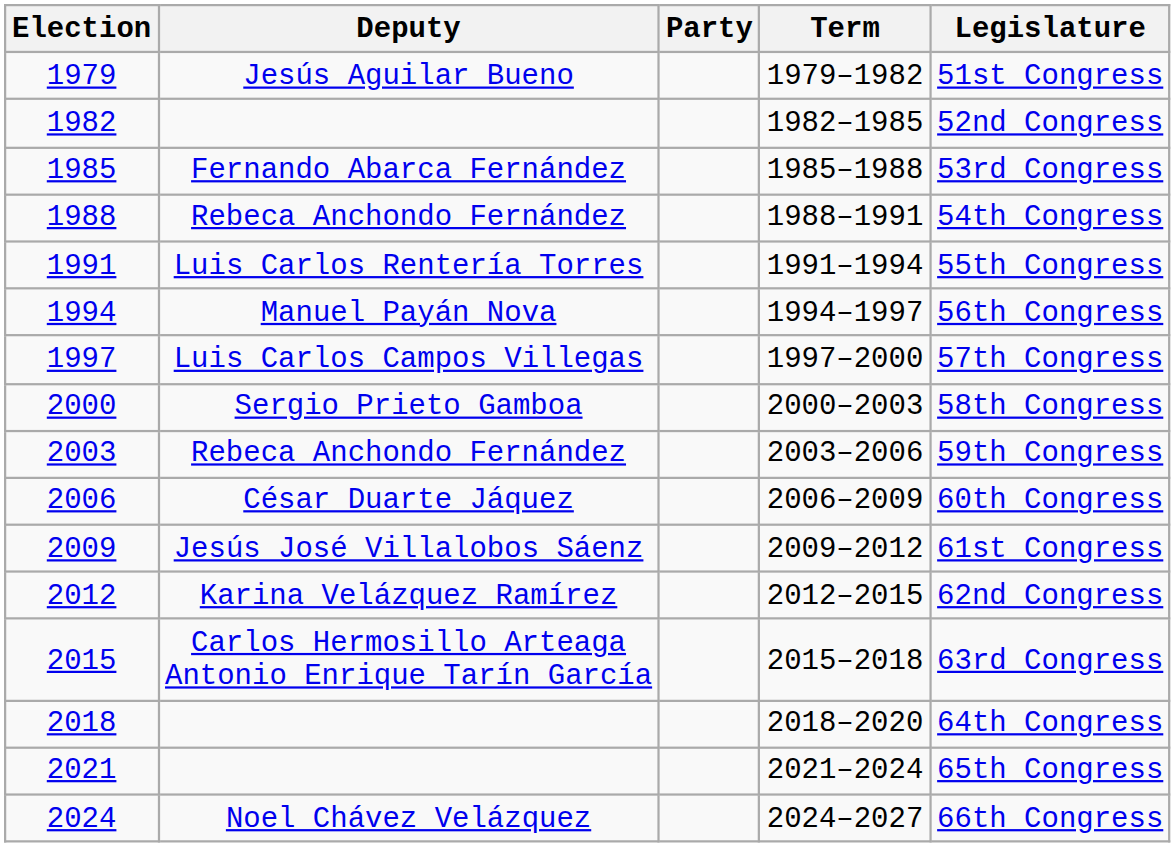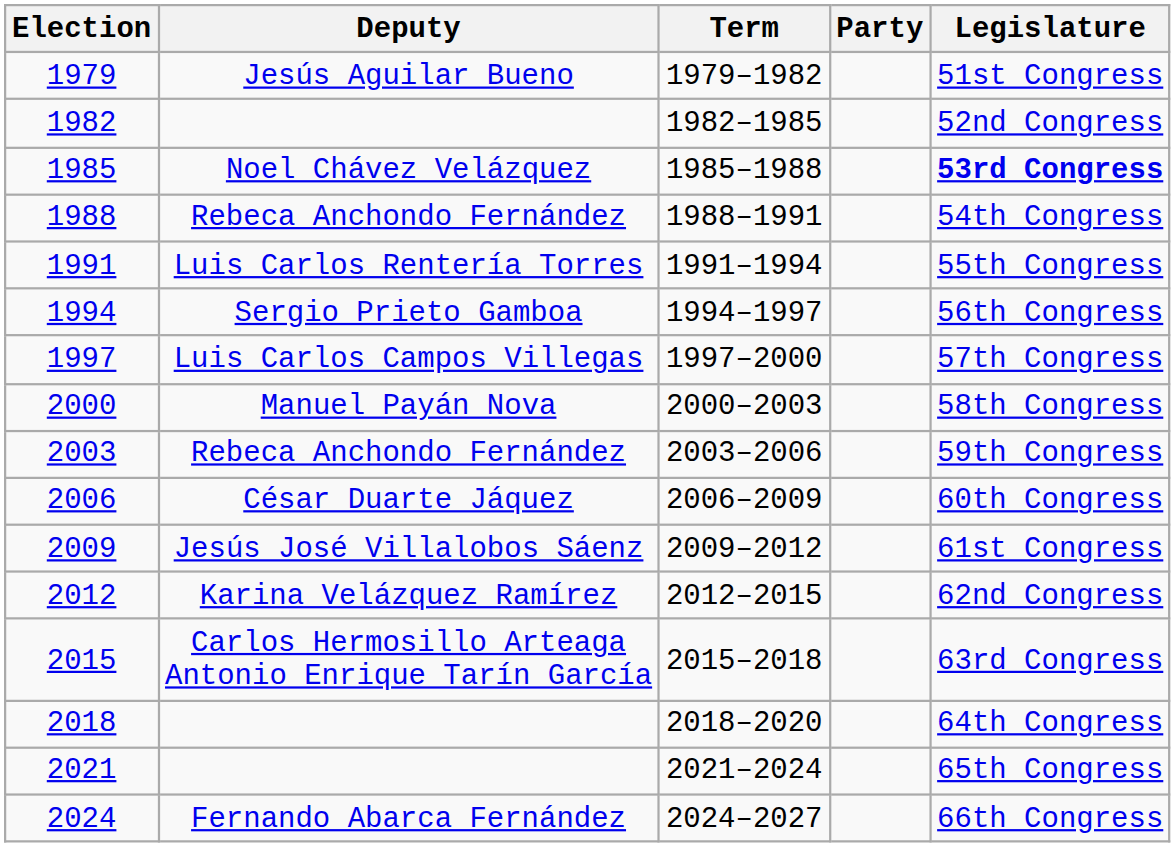columns swapped: (709, 29) <-> (845, 29)
(409, 170) Fernando Abarca Fernández -> (409, 170) Noel Chávez Velázquez
(1050, 170) normal -> (1050, 170) bold
(409, 312) Manuel Payán Nova -> (409, 312) Sergio Prieto Gamboa
(409, 407) Sergio Prieto Gamboa -> (409, 407) Manuel Payán Nova
(409, 818) Noel Chávez Velázquez -> (409, 818) Fernando Abarca Fernández
